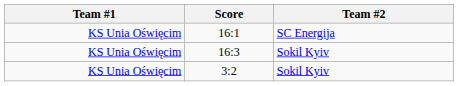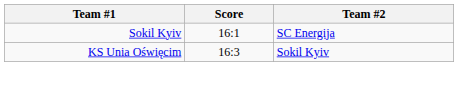(135, 33) KS Unia Oświęcim -> (155, 33) Sokil Kyiv
- row: (229, 71)
